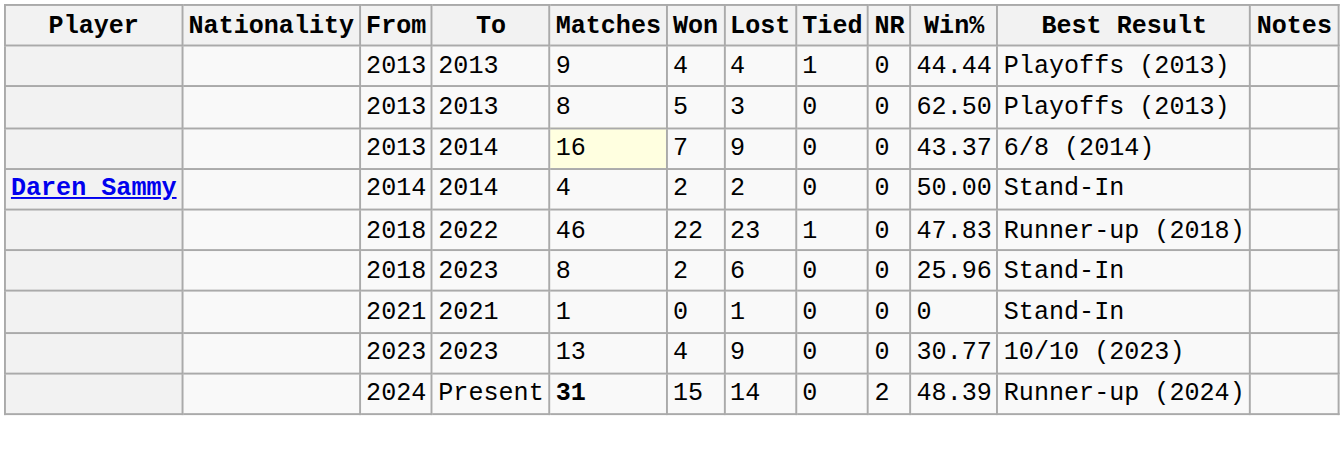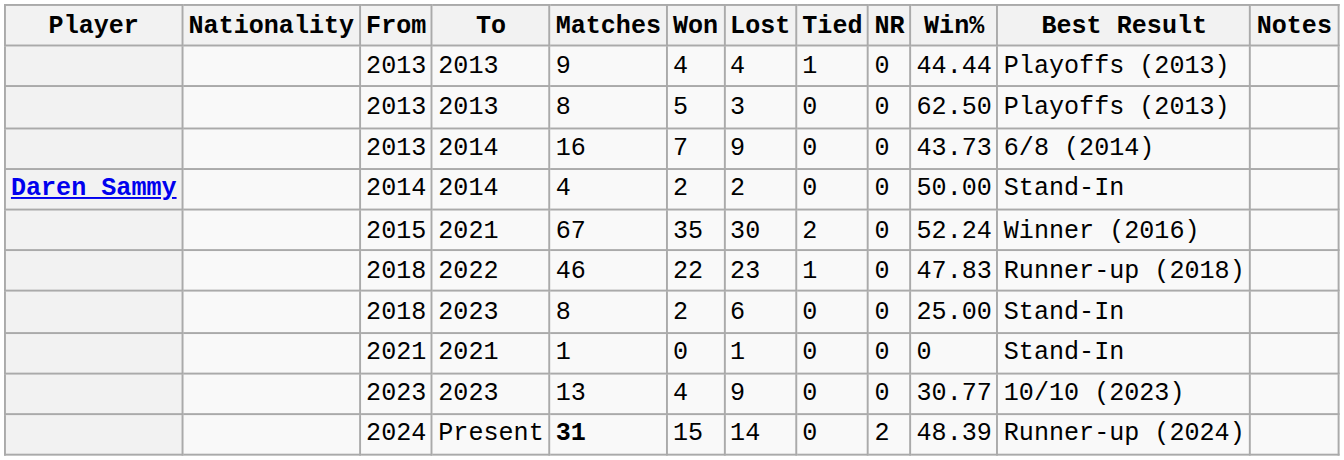(571, 148) lightyellow background -> (571, 148) no background
(954, 148) 43.37 -> (954, 148) 43.73
+ row: (396, 230)
(954, 271) 25.96 -> (954, 312) 25.00
